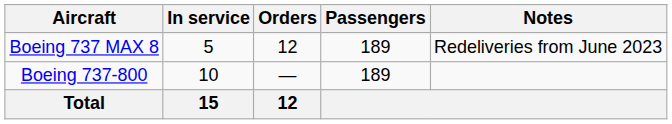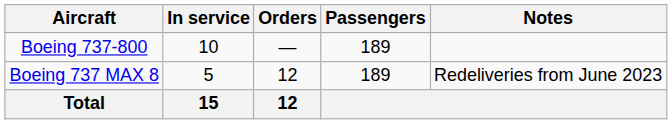rows swapped: (84, 75) <-> (84, 47)
